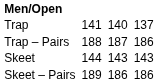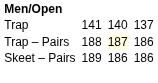(118, 42) no background -> (118, 42) lightyellow background
- row: (20, 58)
